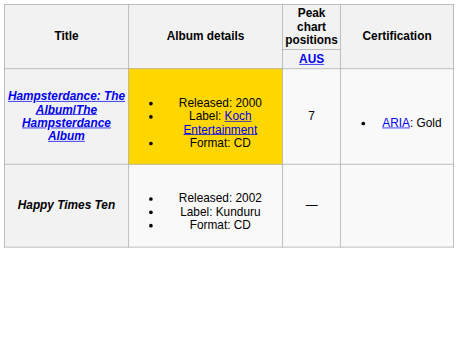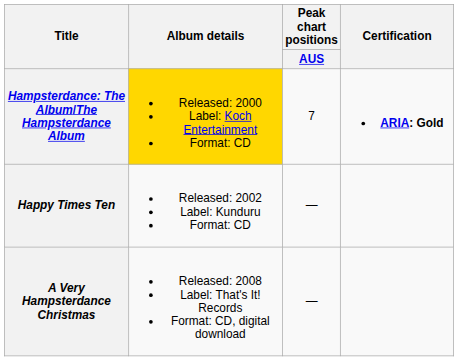(397, 123) normal -> (397, 123) bold
+ row: (66, 301)
